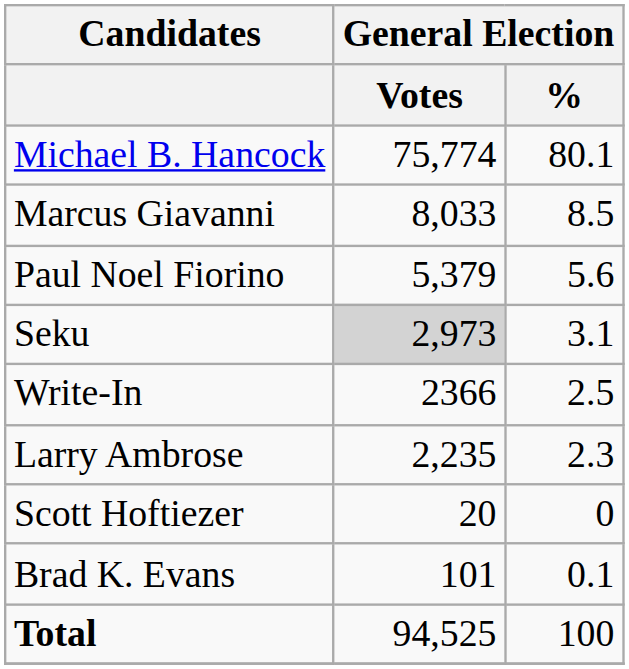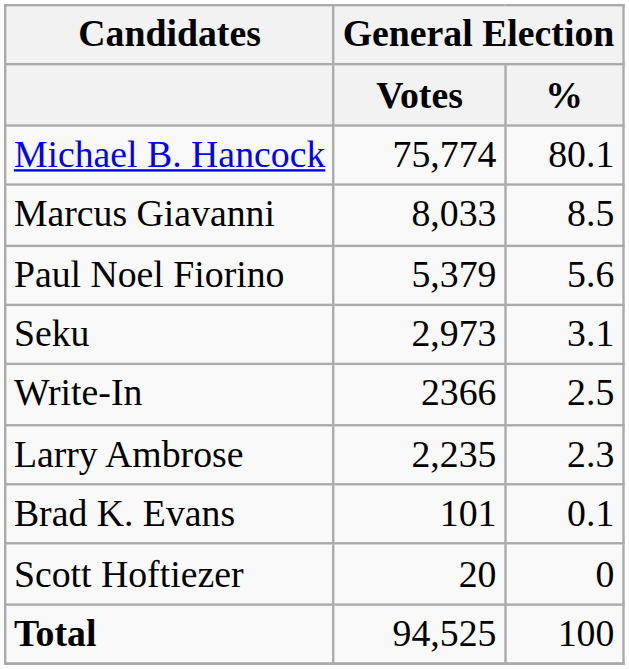(454, 333) lightgrey background -> (454, 333) no background
rows swapped: (125, 573) <-> (129, 513)
